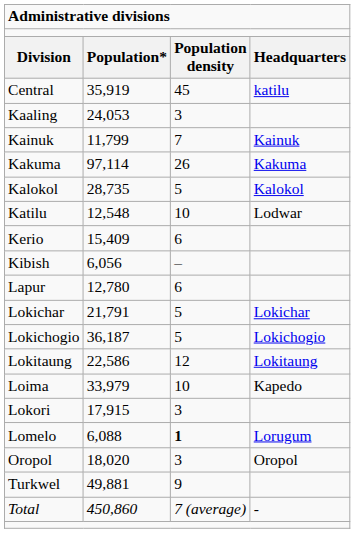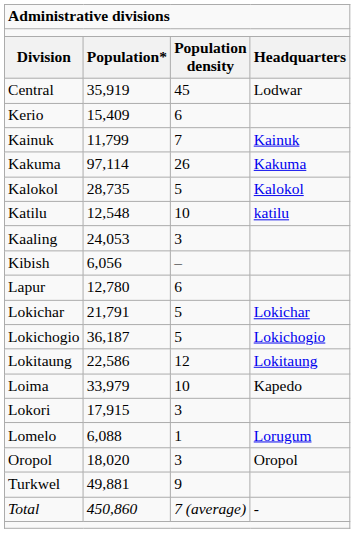(271, 90) katilu -> (278, 90) Lodwar
rows swapped: (33, 115) <-> (26, 238)
(278, 213) Lodwar -> (271, 213) katilu
(178, 435) bold -> (178, 435) normal
